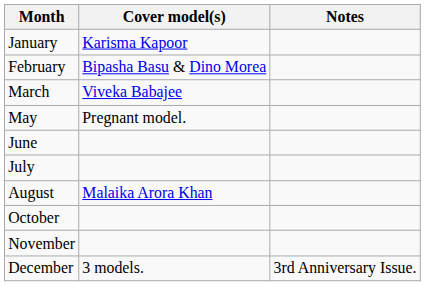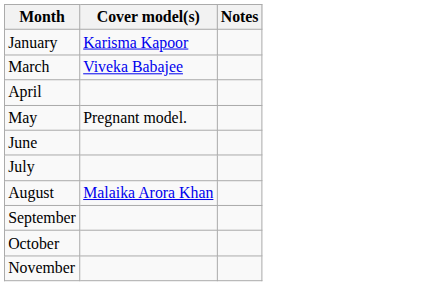- row: (37, 67)
+ row: (25, 92)
+ row: (42, 218)
- row: (41, 268)
